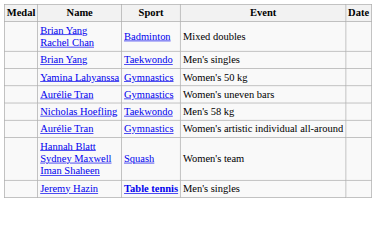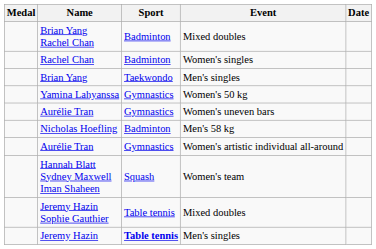+ row: (67, 60)
(148, 112) Taekwondo -> (147, 129) Badminton
+ row: (74, 212)
